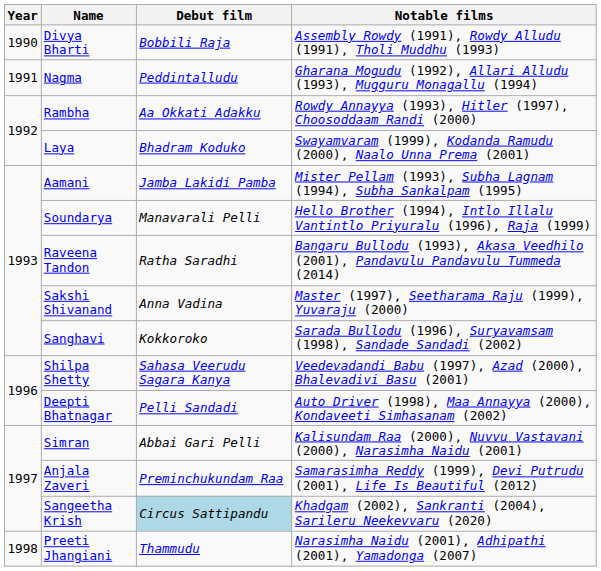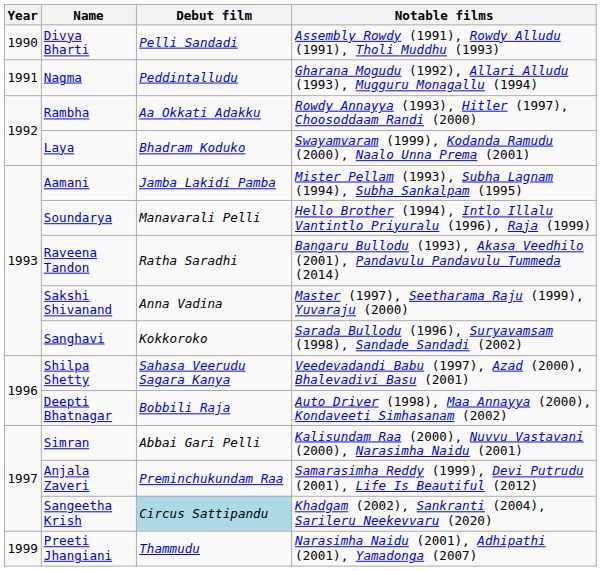(185, 43) Bobbili Raja -> (189, 43) Pelli Sandadi
(189, 408) Pelli Sandadi -> (185, 408) Bobbili Raja
(23, 549) 1998 -> (23, 549) 1999
